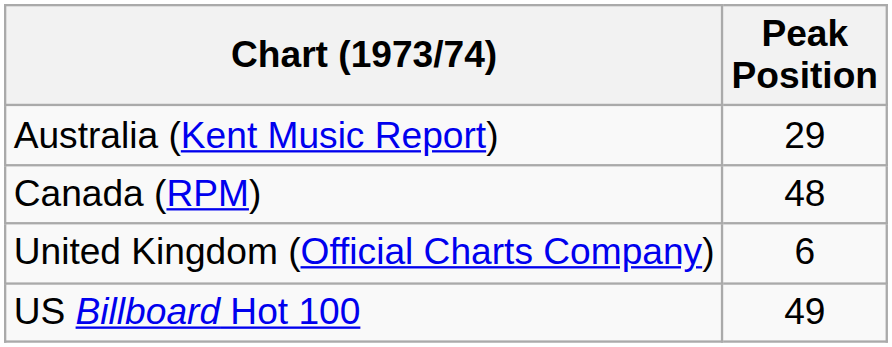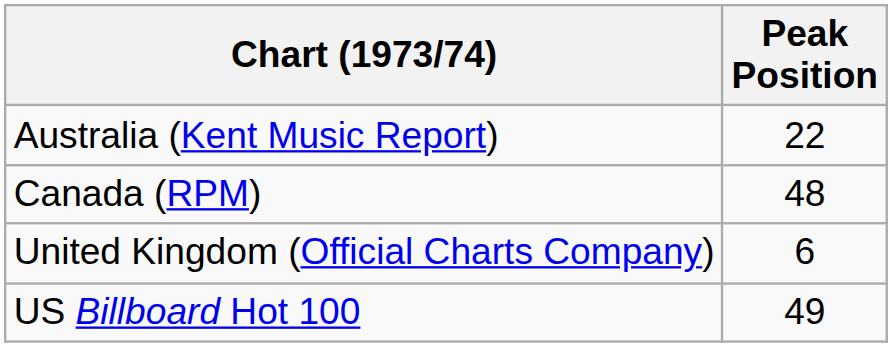(805, 134) 29 -> (805, 134) 22
